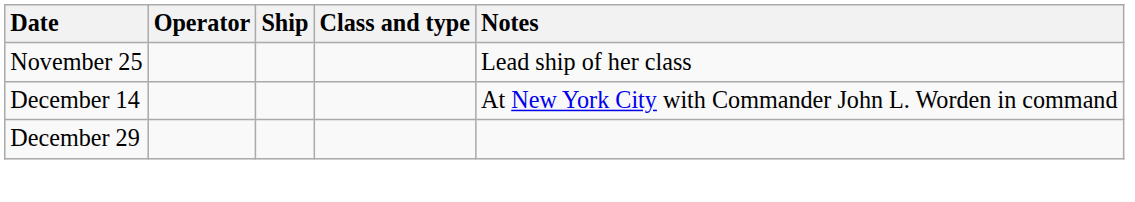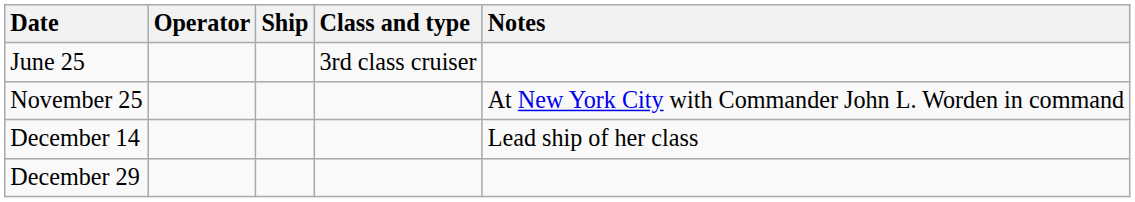+ row: (48, 61)
(586, 61) Lead ship of her class -> (806, 100) At New York City with Commander John L. Worden in command
(799, 100) At New York City with Commander John L. Worden in command -> (593, 138) Lead ship of her class
